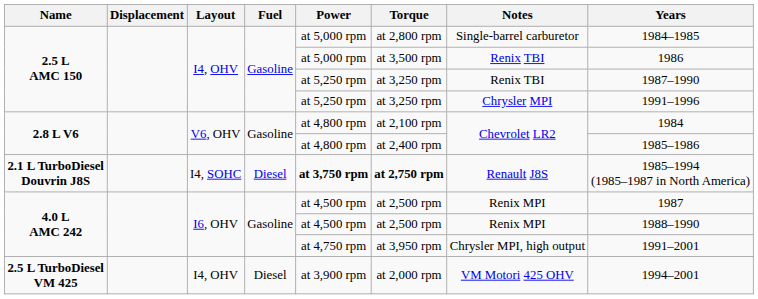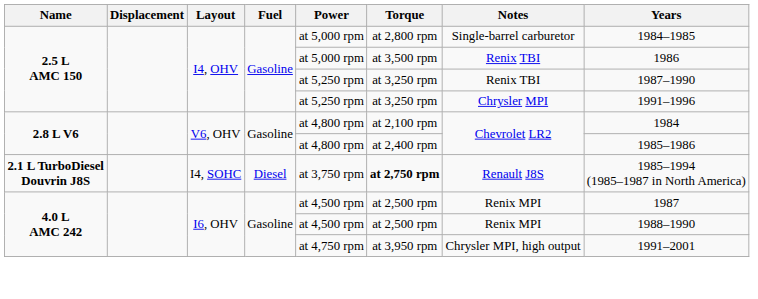(334, 173) bold -> (331, 173) normal
- row: (56, 275)
